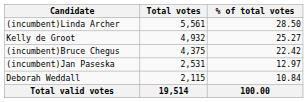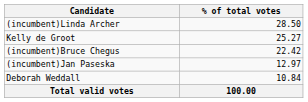- column: (174, 11)
